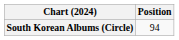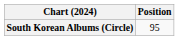(155, 27) 94 -> (155, 27) 95
